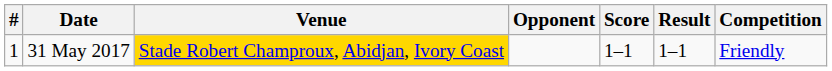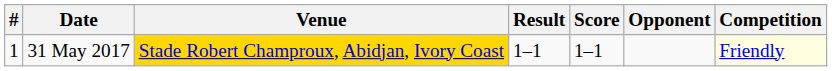columns swapped: (554, 19) <-> (684, 19)
(752, 50) no background -> (752, 50) lightyellow background
